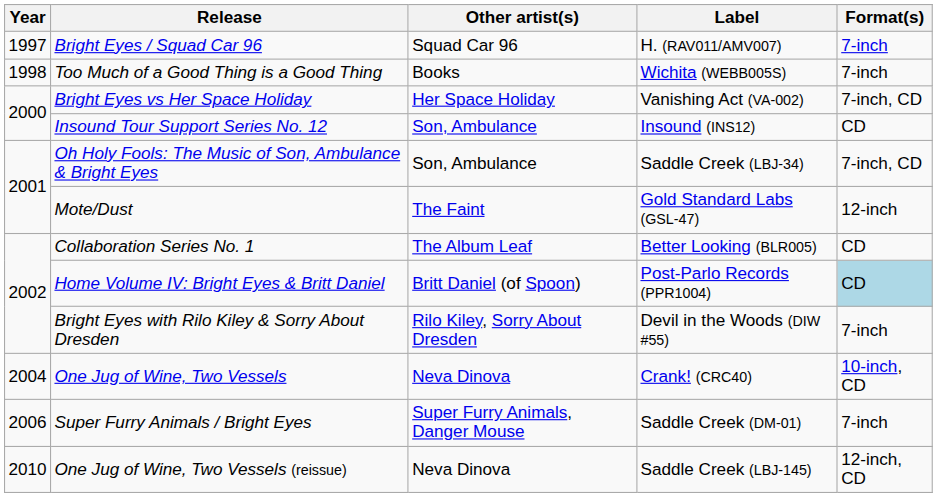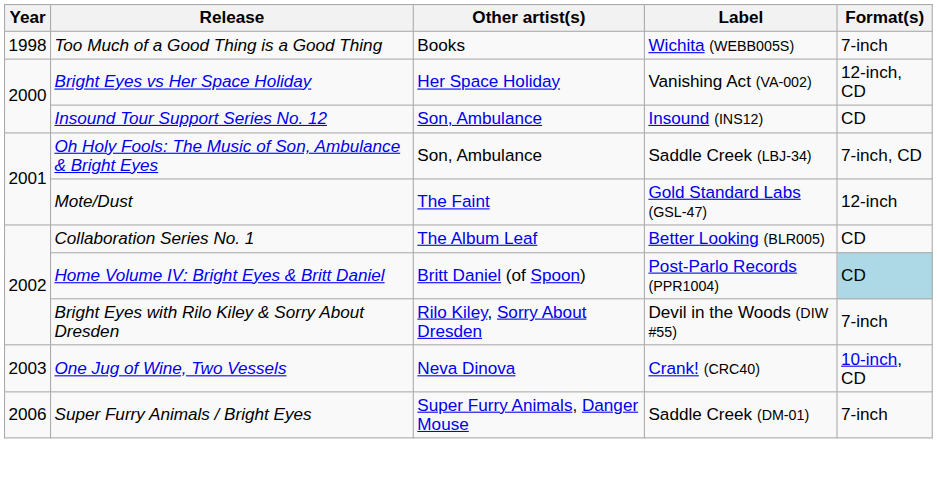- row: (158, 45)
(882, 99) 7-inch, CD -> (872, 82) 12-inch, CD
(28, 376) 2004 -> (28, 368) 2003
- row: (201, 469)
